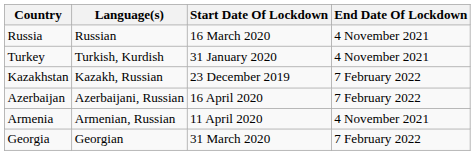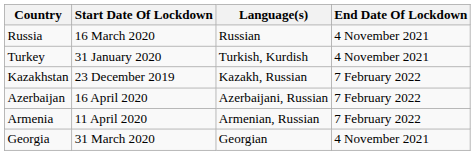columns swapped: (129, 14) <-> (259, 14)
(382, 118) 4 November 2021 -> (378, 118) 7 February 2022
(378, 139) 7 February 2022 -> (382, 139) 4 November 2021
